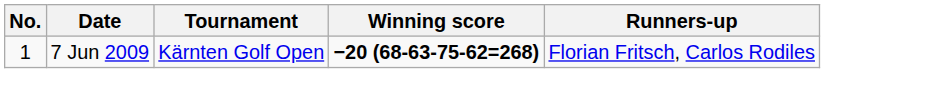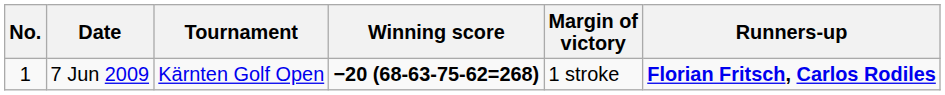+ column: (593, 32)
(682, 52) normal -> (792, 74) bold
